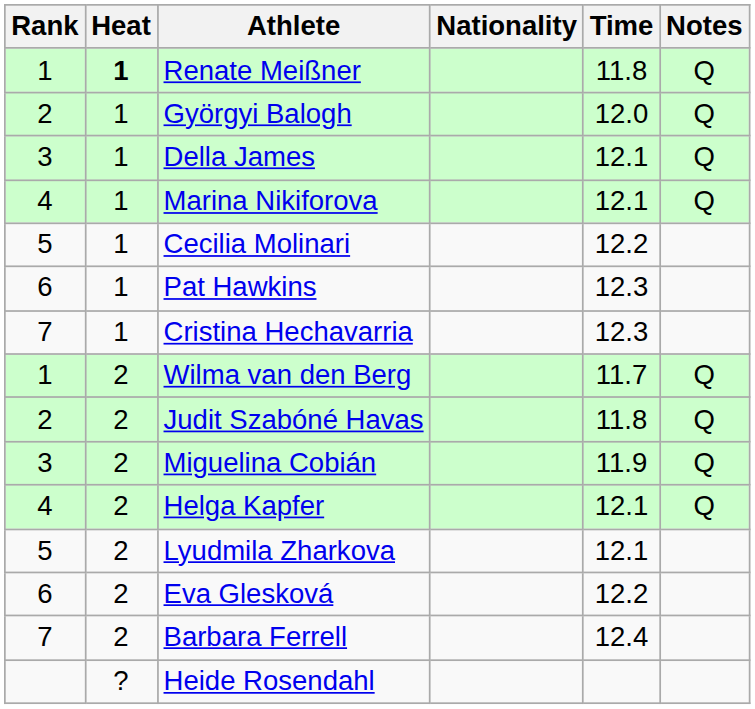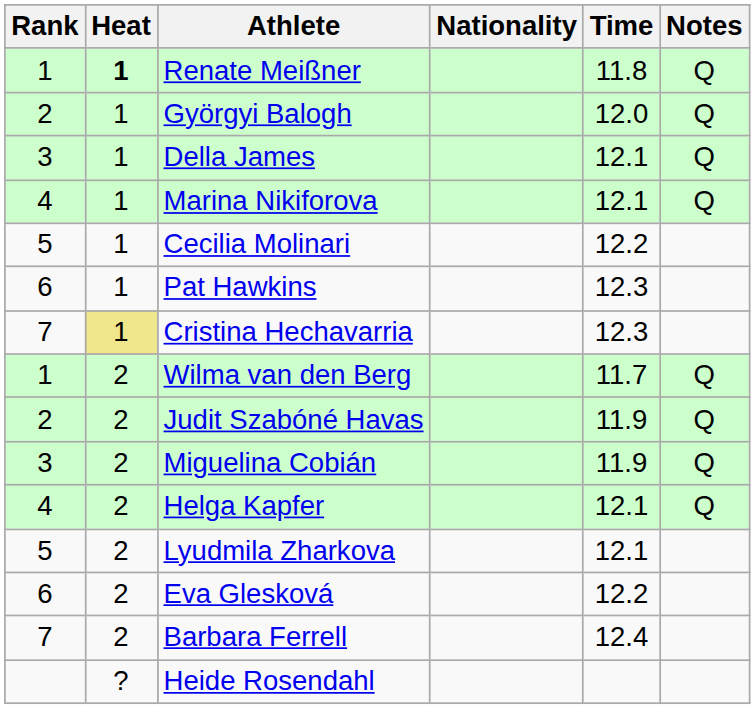(121, 331) no background -> (121, 331) khaki background
(622, 419) 11.8 -> (622, 419) 11.9
